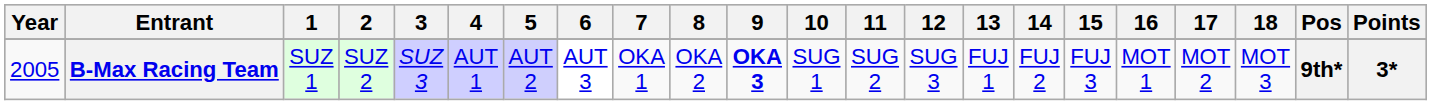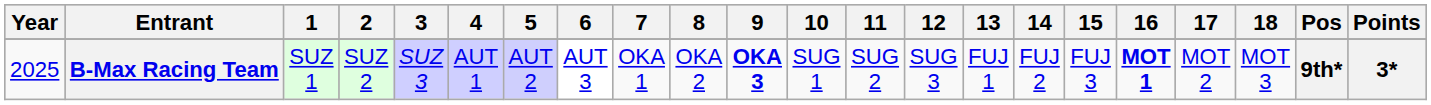(35, 69) 2005 -> (35, 69) 2025
(1146, 69) normal -> (1146, 69) bold
